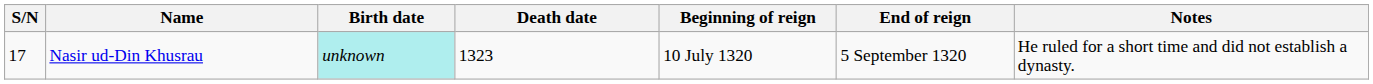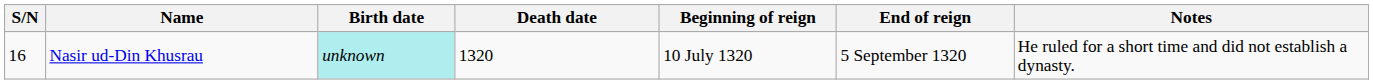(17, 55) 17 -> (17, 55) 16
(476, 55) 1323 -> (476, 55) 1320
